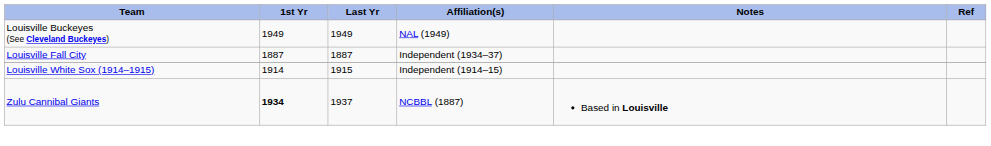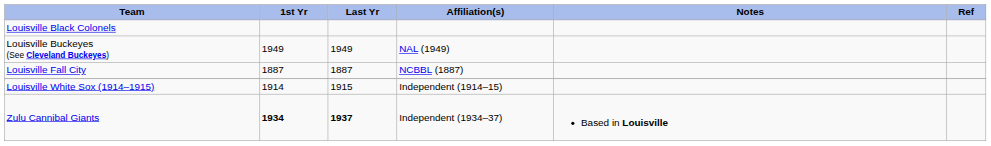+ row: (61, 28)
(451, 54) Independent (1934–37) -> (431, 70) NCBBL (1887)
(342, 101) normal -> (342, 117) bold
(431, 101) NCBBL (1887) -> (451, 117) Independent (1934–37)
